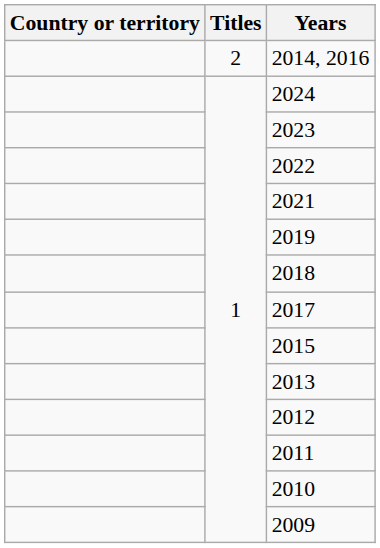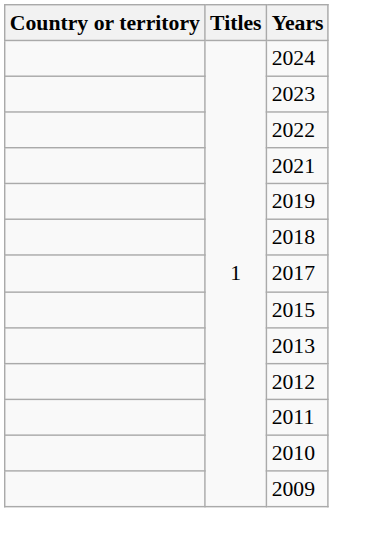- row: (321, 58)
